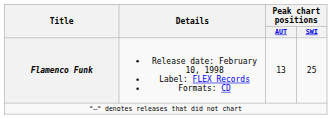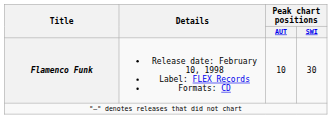(281, 70) 13 -> (281, 70) 10
(312, 70) 25 -> (312, 70) 30
